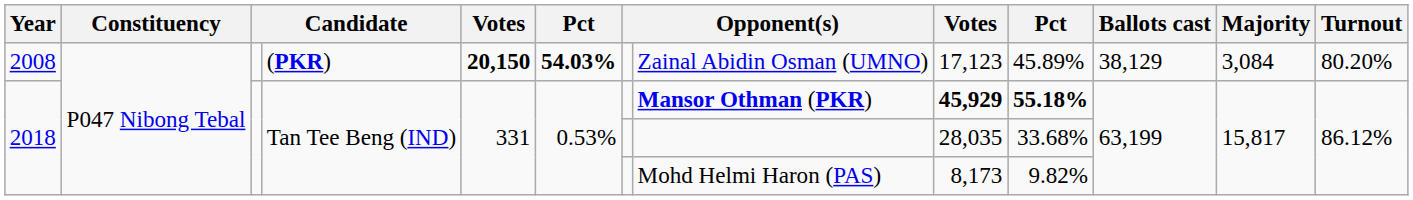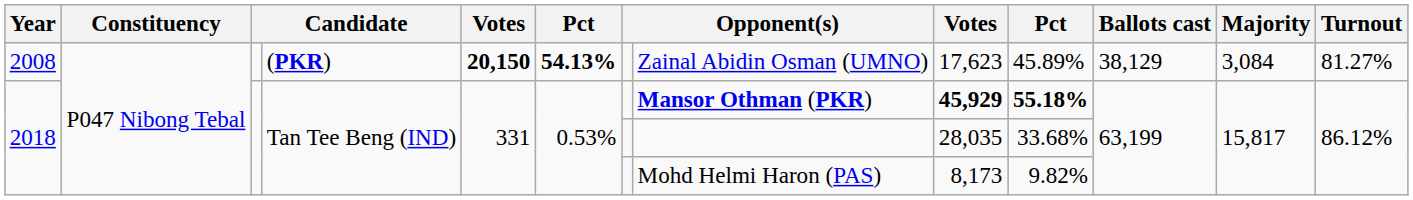(579, 61) 54.03% -> (579, 61) 54.13%
(971, 61) 17,123 -> (971, 61) 17,623
(1357, 61) 80.20% -> (1357, 61) 81.27%
